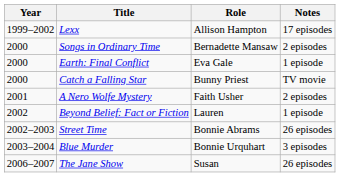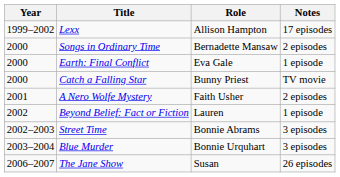(307, 130) 26 episodes -> (305, 130) 3 episodes
